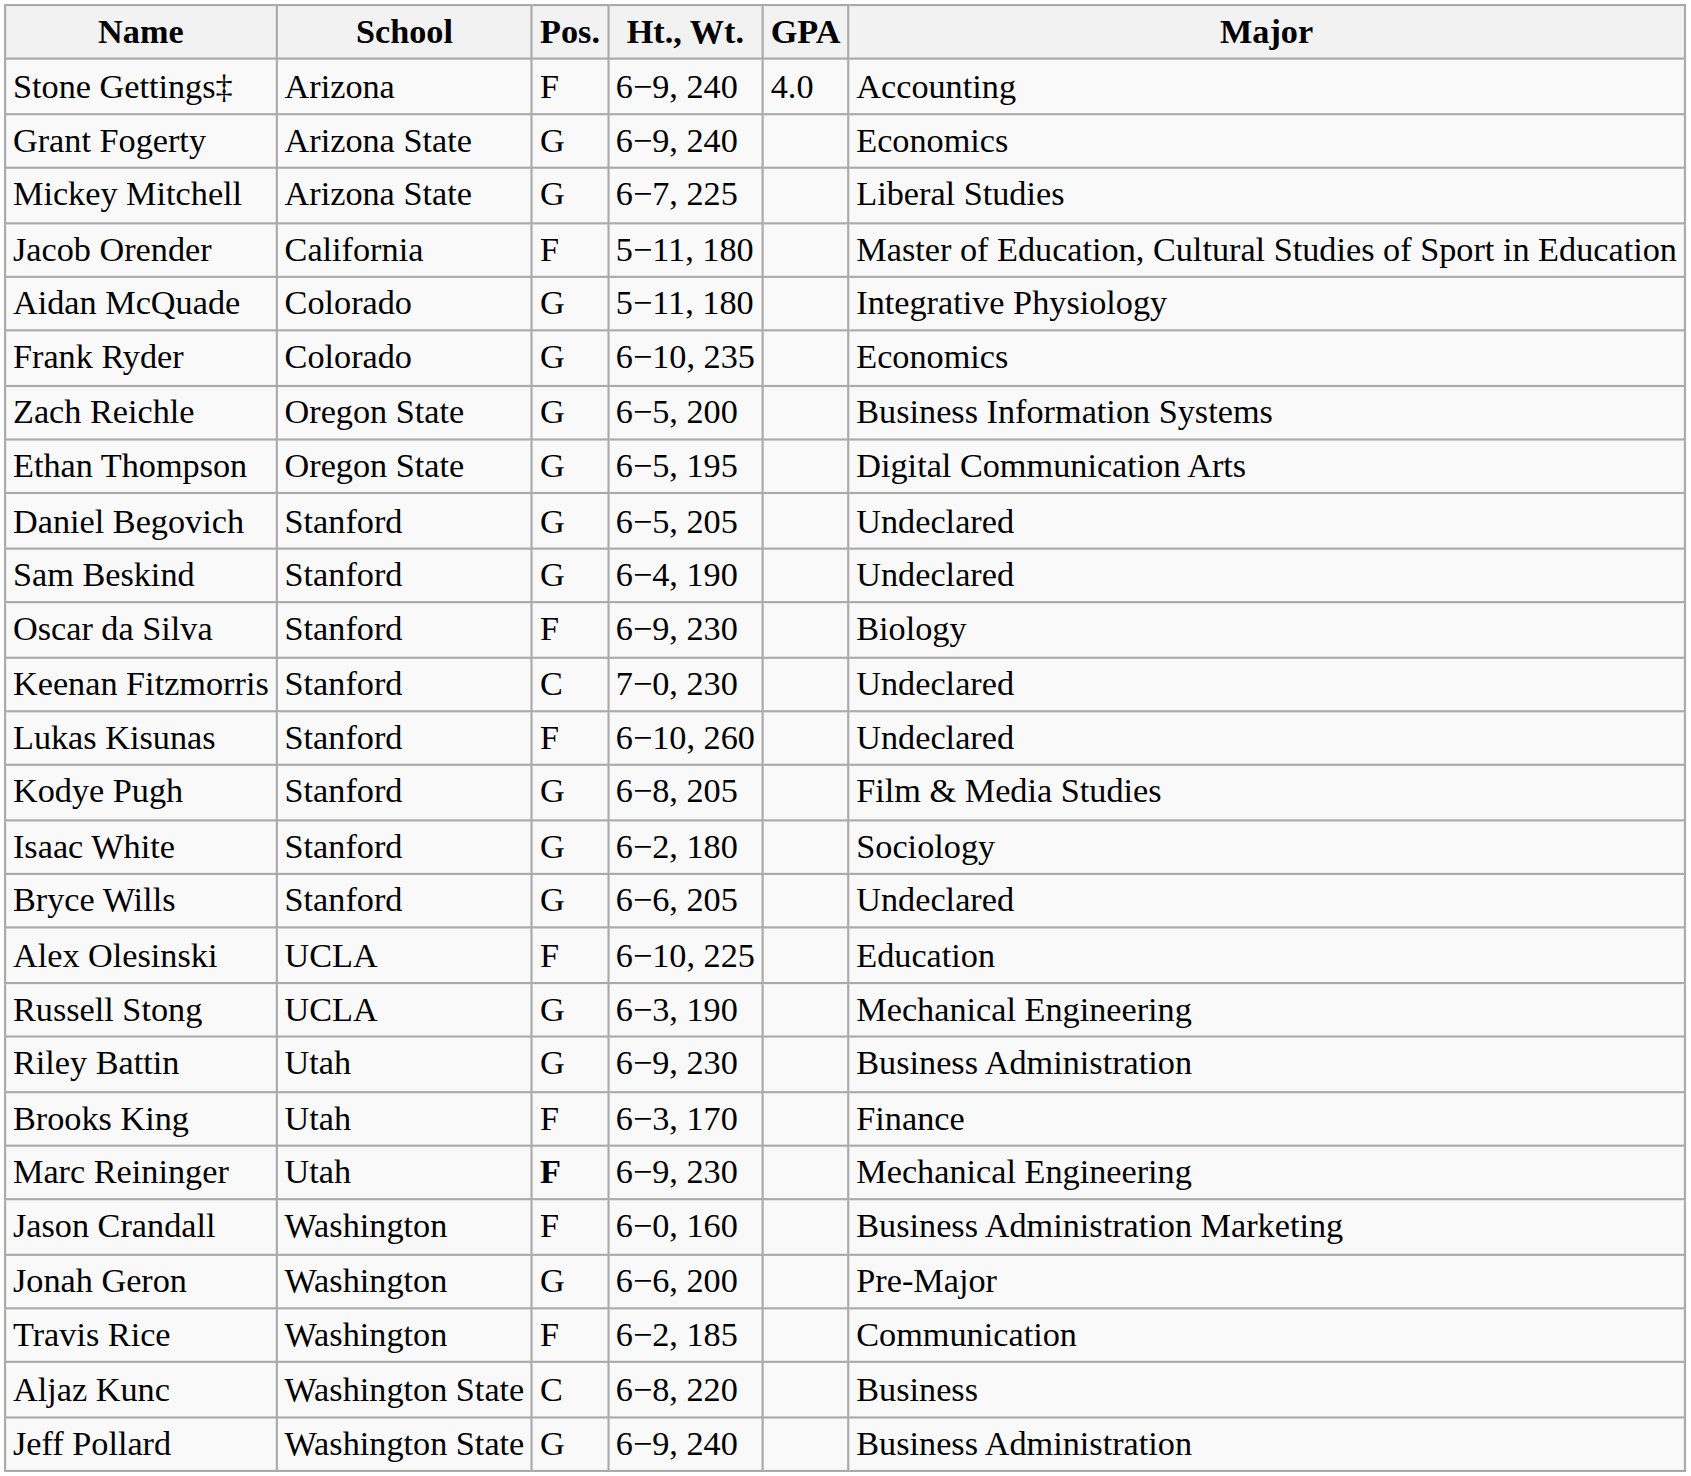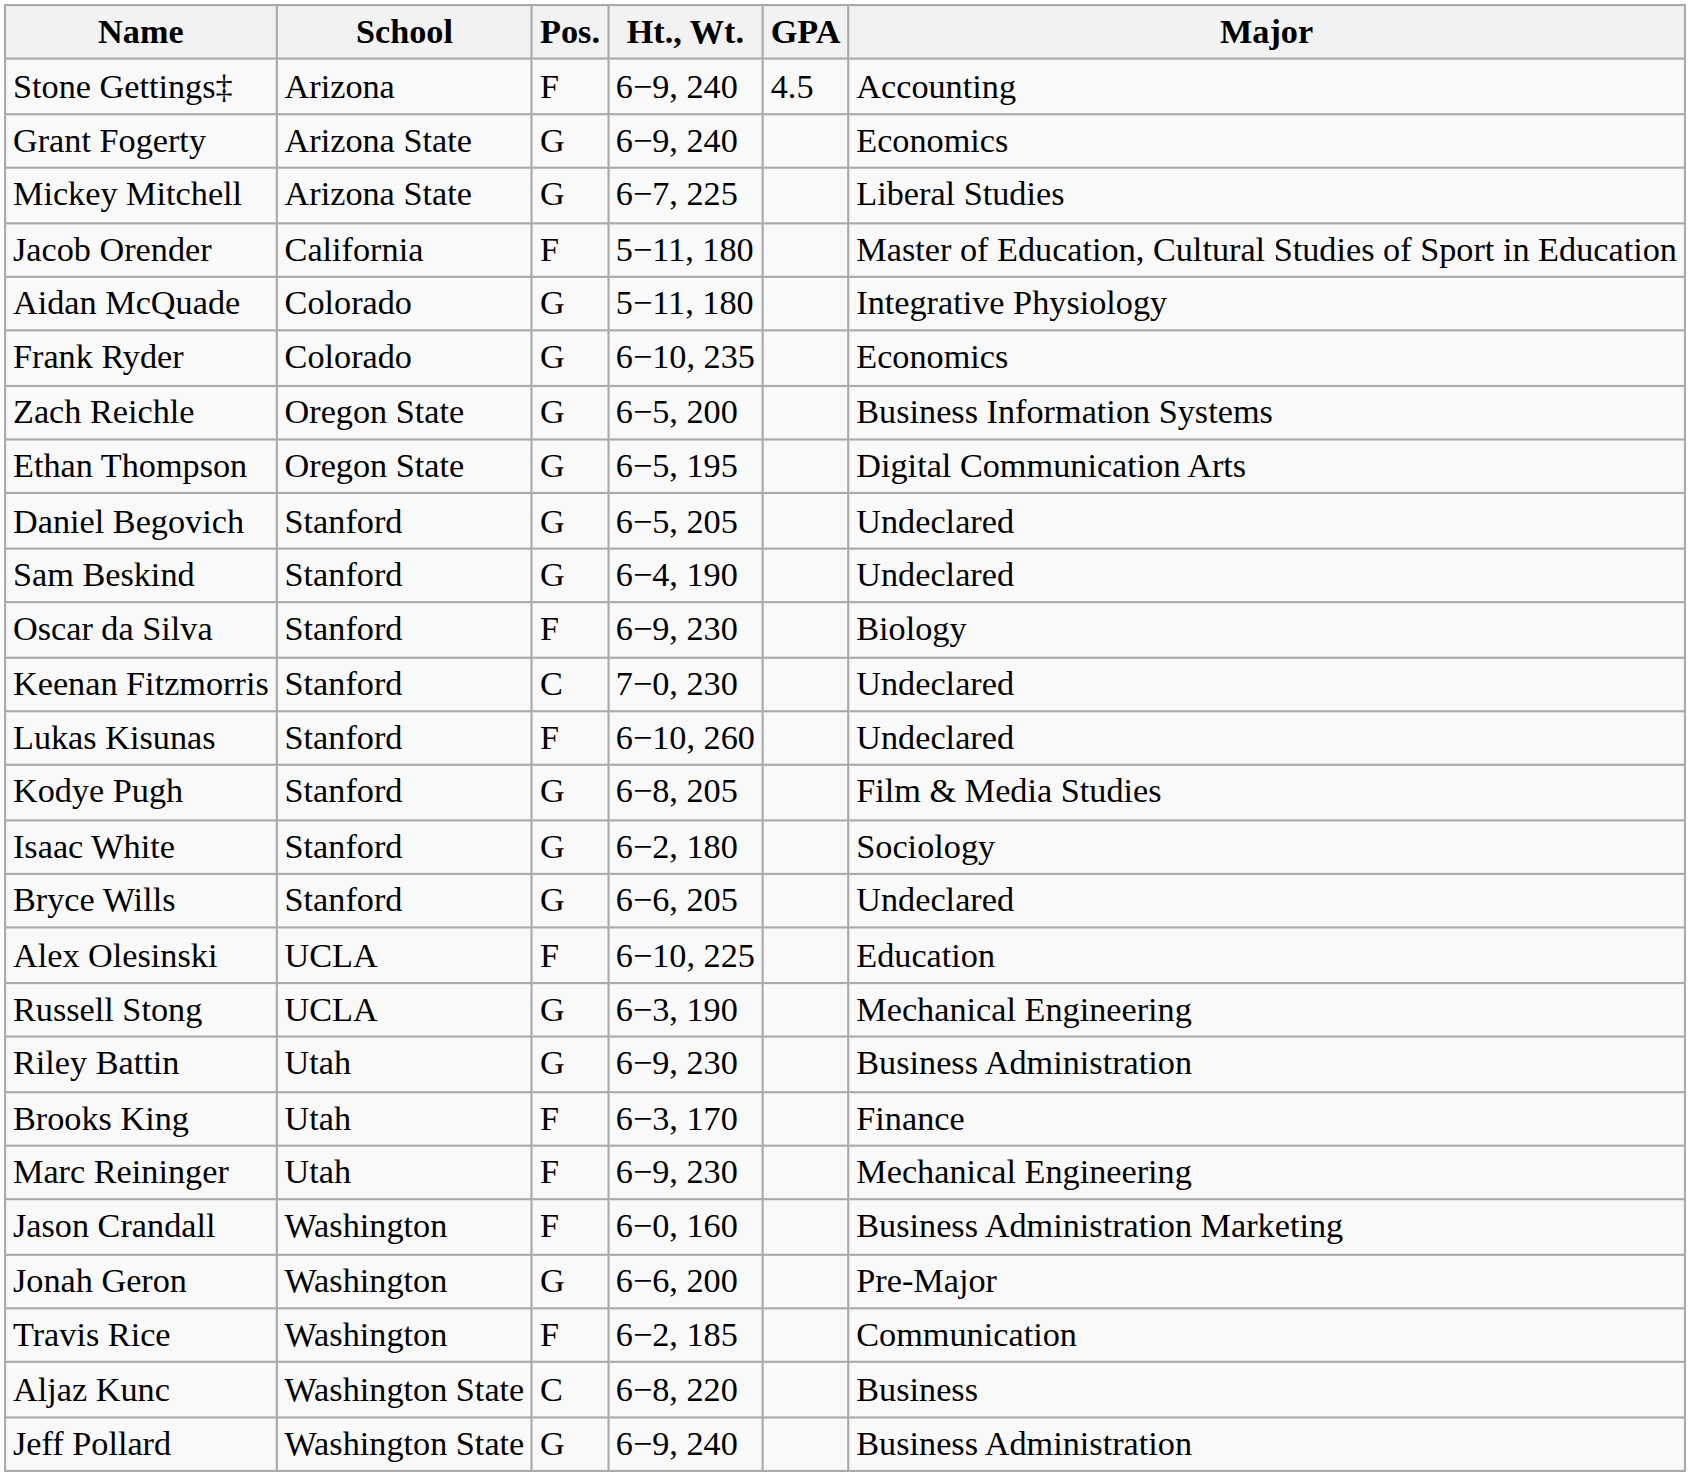(792, 85) 4.0 -> (792, 85) 4.5
(551, 1172) bold -> (550, 1172) normal
